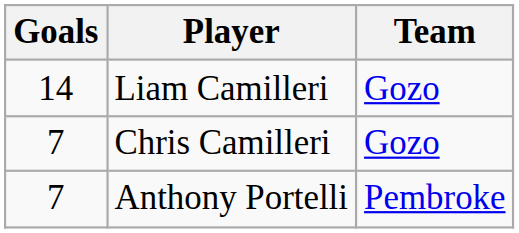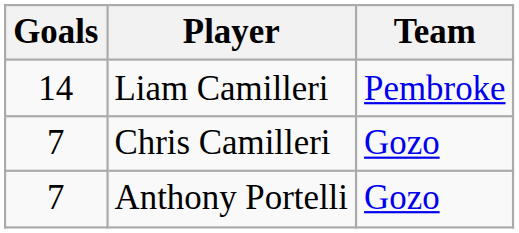(402, 87) Gozo -> (435, 87) Pembroke
(435, 198) Pembroke -> (402, 198) Gozo
